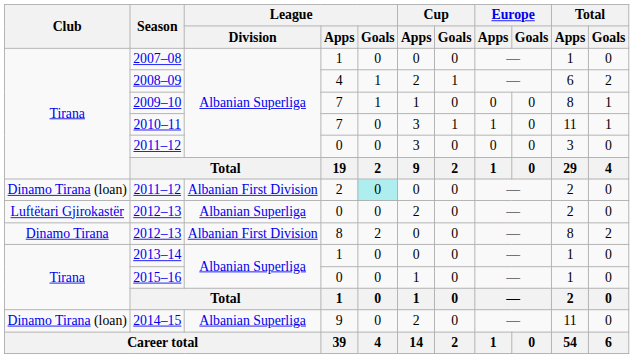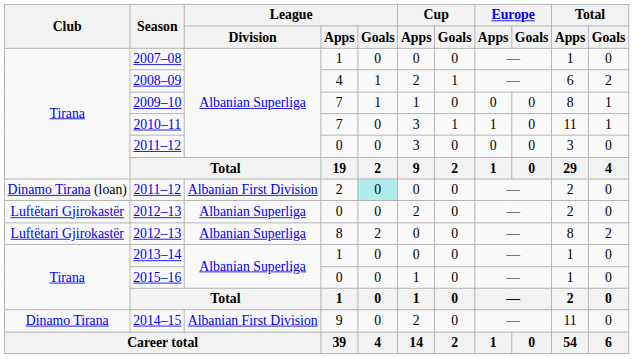(67, 233) Dinamo Tirana -> (67, 233) Luftëtari Gjirokastër
(253, 233) Albanian First Division -> (253, 233) Albanian Superliga
(67, 320) Dinamo Tirana (loan) -> (67, 320) Dinamo Tirana
(253, 320) Albanian Superliga -> (253, 320) Albanian First Division
